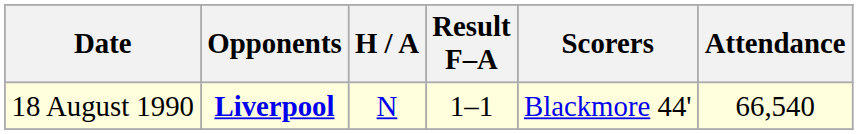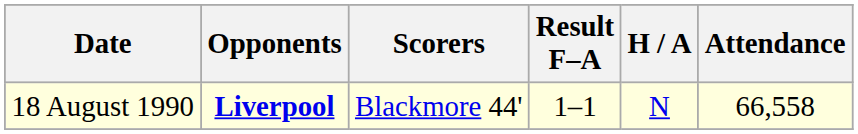columns swapped: (387, 43) <-> (608, 43)
(775, 105) 66,540 -> (775, 105) 66,558
